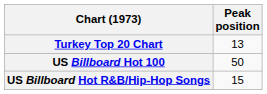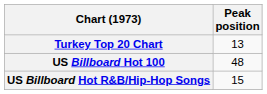(238, 62) 50 -> (238, 62) 48
